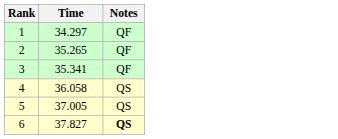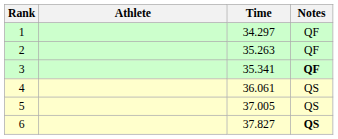+ column: (133, 13)
(71, 50) 35.265 -> (259, 50) 35.263
(124, 69) normal -> (312, 69) bold
(71, 87) 36.058 -> (259, 87) 36.061
